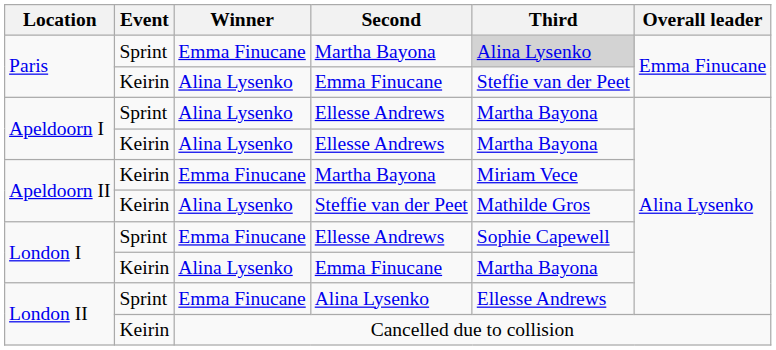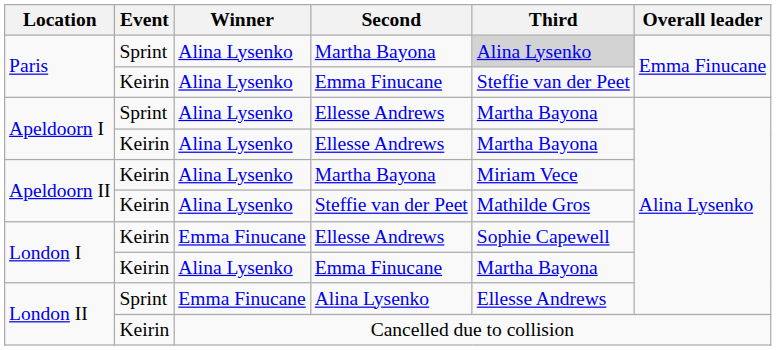(242, 50) Emma Finucane -> (236, 50) Alina Lysenko
(242, 174) Emma Finucane -> (236, 174) Alina Lysenko
(143, 236) Sprint -> (144, 236) Keirin
